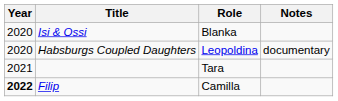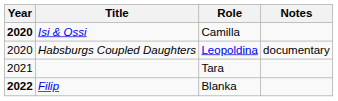(20, 31) normal -> (20, 31) bold
(219, 31) Blanka -> (221, 31) Camilla
(221, 86) Camilla -> (219, 86) Blanka
